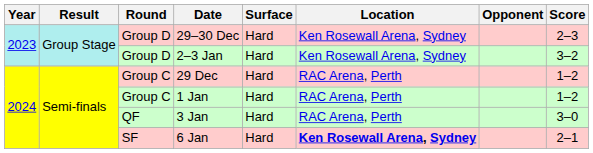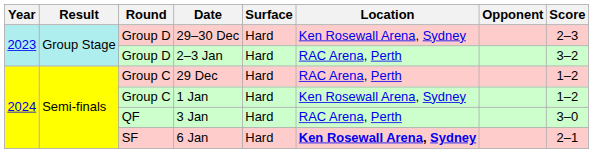(382, 55) Ken Rosewall Arena, Sydney -> (350, 55) RAC Arena, Perth
(350, 96) RAC Arena, Perth -> (382, 96) Ken Rosewall Arena, Sydney
